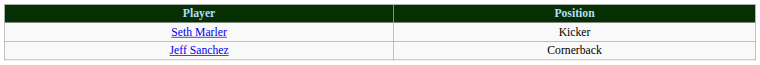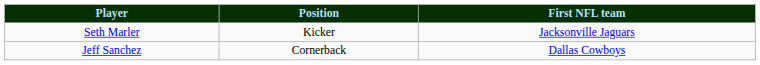+ column: (587, 13)
